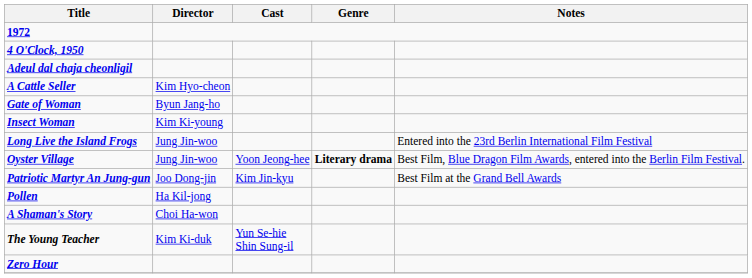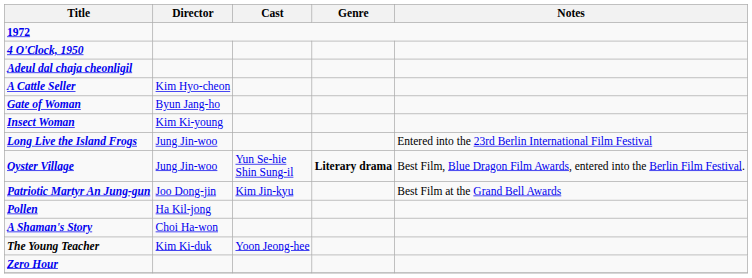(272, 159) Yoon Jeong-hee -> (264, 166) Yun Se-hie Shin Sung-il
(264, 239) Yun Se-hie Shin Sung-il -> (272, 245) Yoon Jeong-hee
